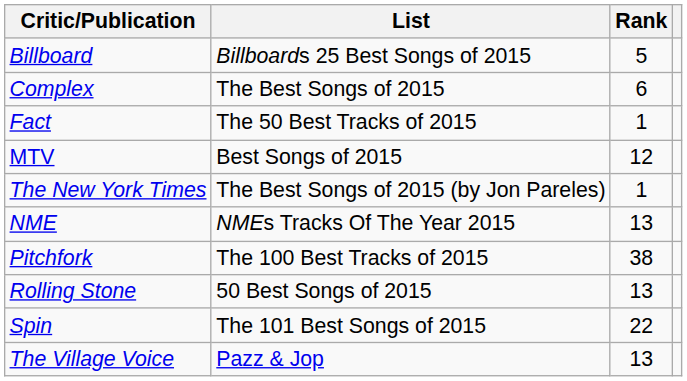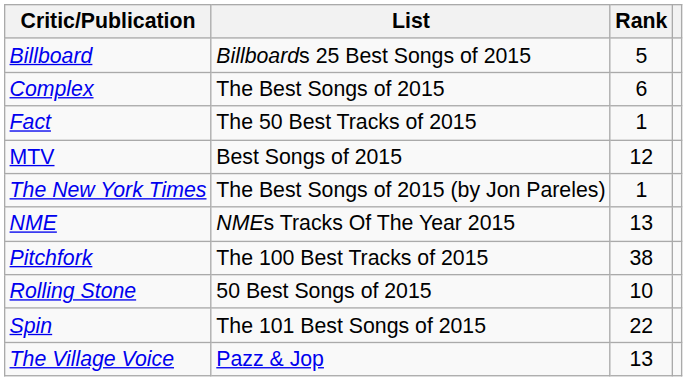(641, 291) 13 -> (641, 291) 10
